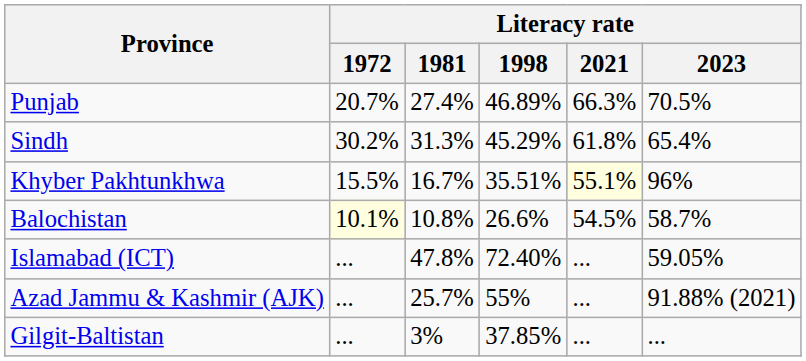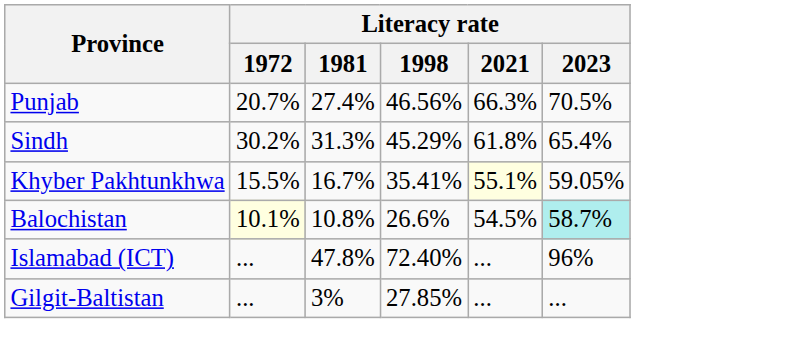(523, 102) 46.89% -> (424, 102) 46.56%
(523, 180) 35.51% -> (424, 180) 35.41%
(670, 180) 96% -> (586, 180) 59.05%
(679, 219) no background -> (580, 219) paleturquoise background
(686, 258) 59.05% -> (571, 258) 96%
- row: (167, 297)
(523, 336) 37.85% -> (424, 297) 27.85%
